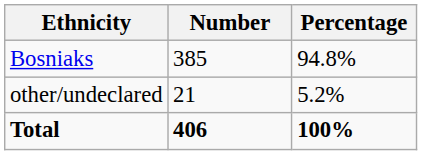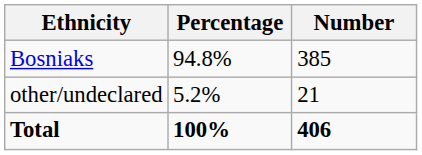columns swapped: (230, 22) <-> (354, 22)
